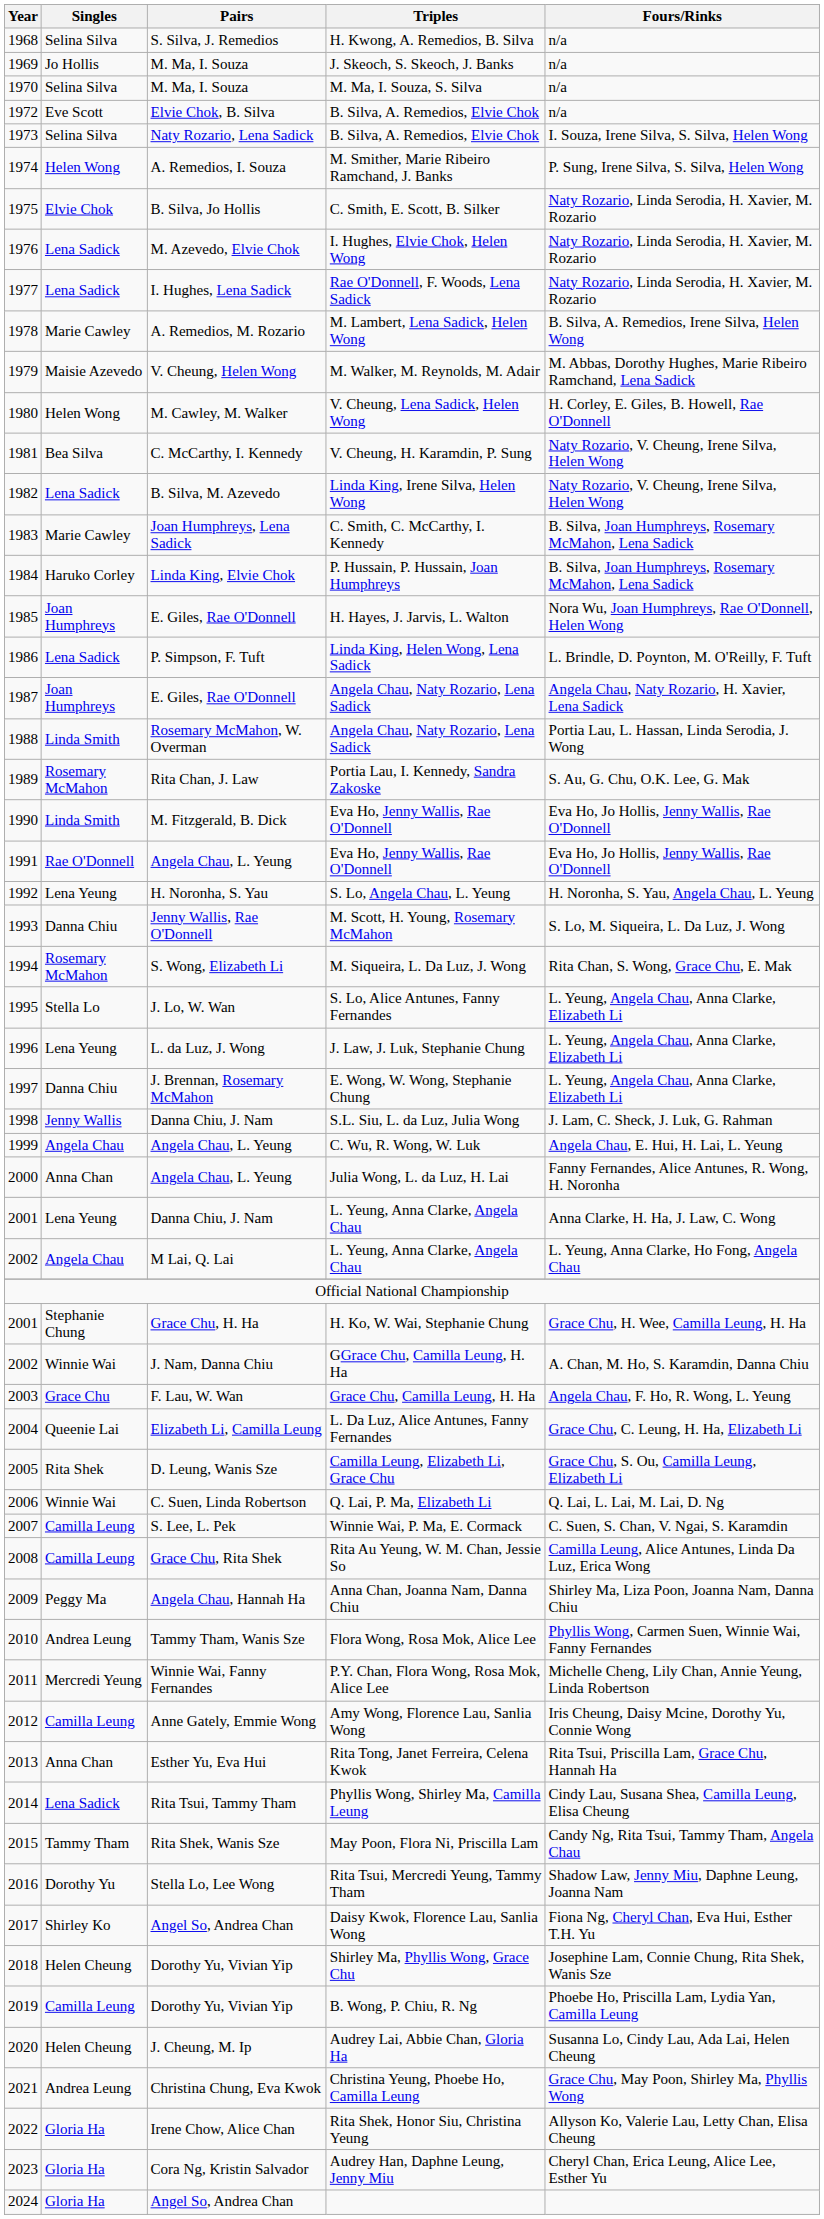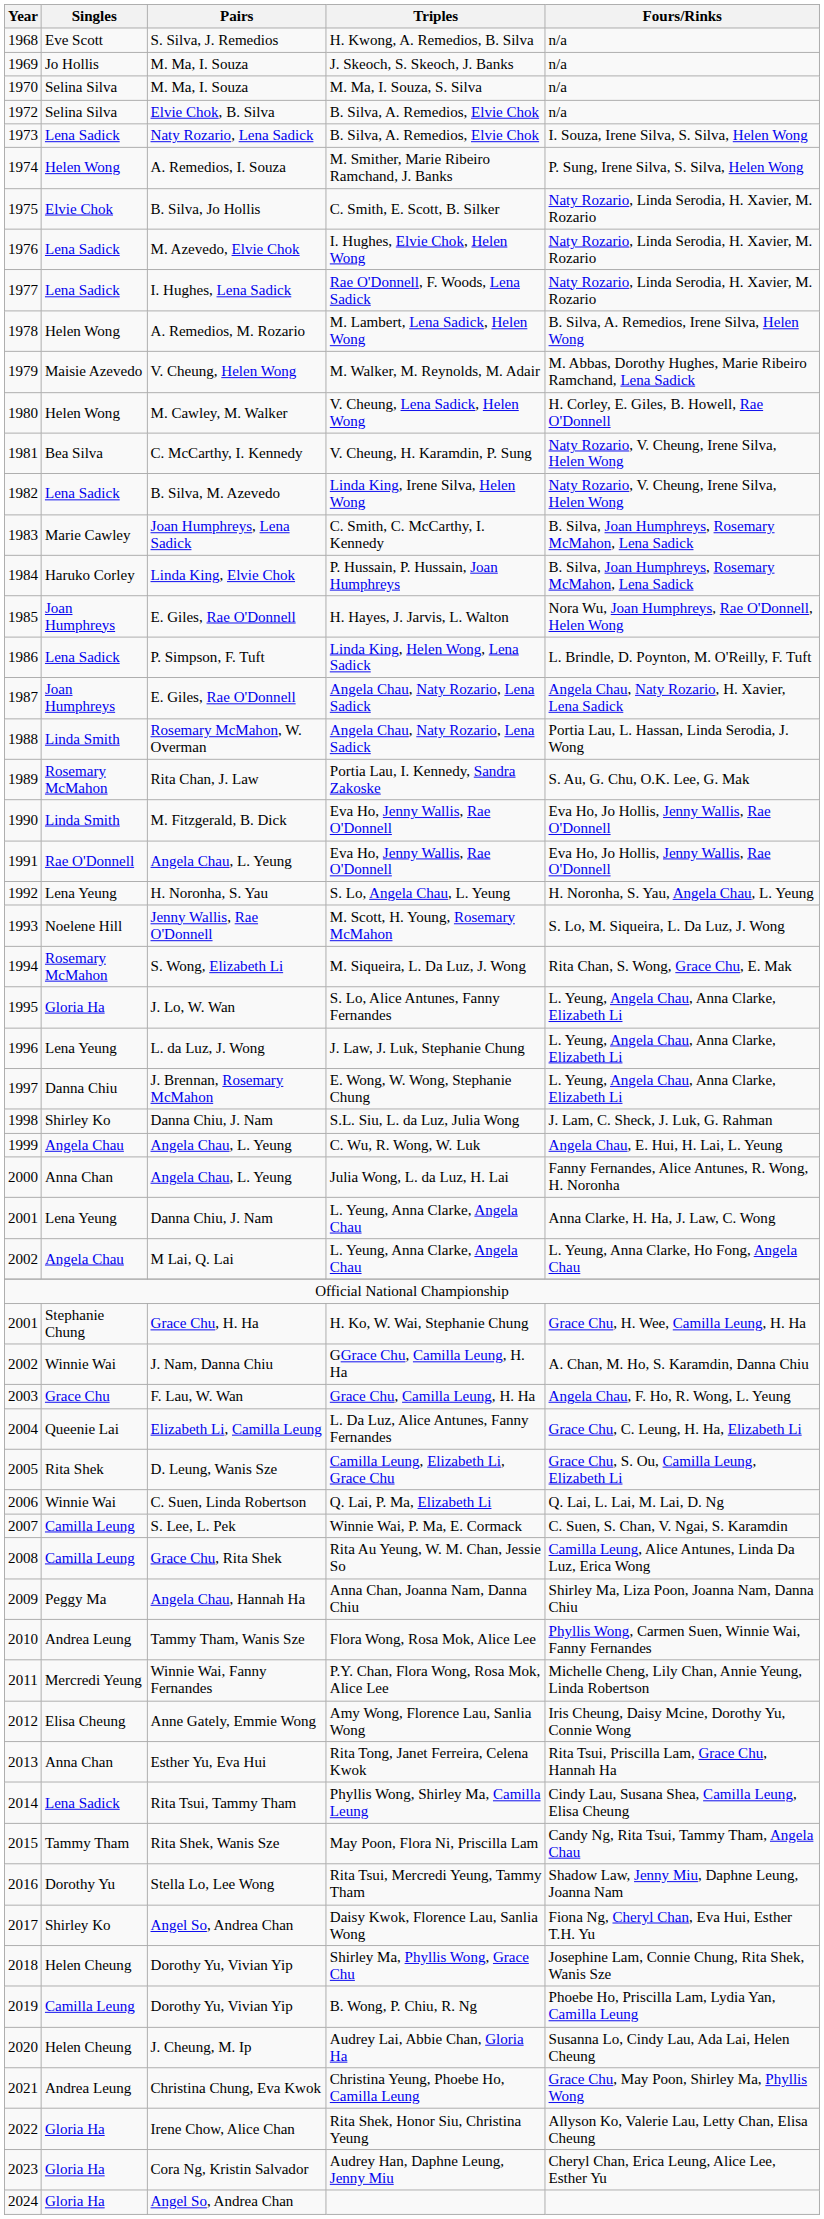(81, 40) Selina Silva -> (74, 40) Eve Scott
(74, 111) Eve Scott -> (81, 111) Selina Silva
(81, 135) Selina Silva -> (82, 135) Lena Sadick
(88, 331) Marie Cawley -> (82, 331) Helen Wong
(81, 925) Danna Chiu -> (84, 925) Noelene Hill
(72, 1007) Stella Lo -> (75, 1007) Gloria Ha
(83, 1121) Jenny Wallis -> (78, 1121) Shirley Ko
(90, 1721) Camilla Leung -> (85, 1721) Elisa Cheung
